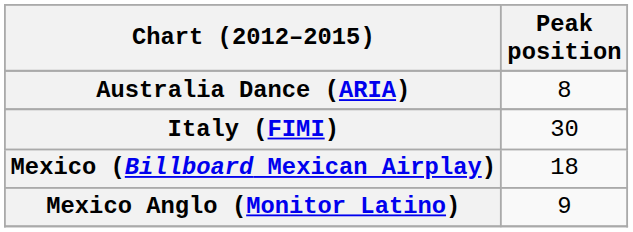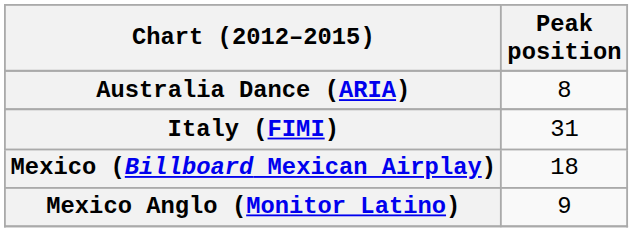(564, 129) 30 -> (564, 129) 31
